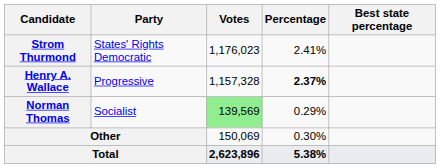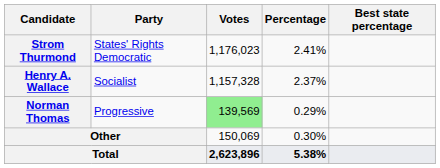(124, 81) Progressive -> (115, 81) Socialist
(310, 81) bold -> (310, 81) normal
(115, 112) Socialist -> (124, 112) Progressive
